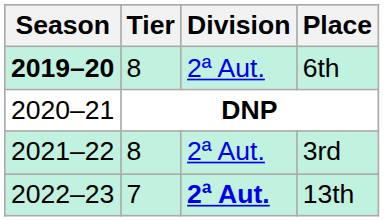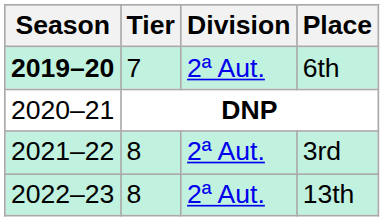(134, 67) 8 -> (134, 67) 7
(134, 194) 7 -> (134, 194) 8
(228, 194) bold -> (226, 194) normal
